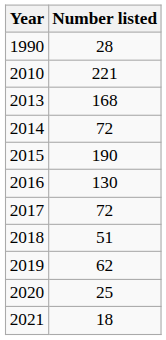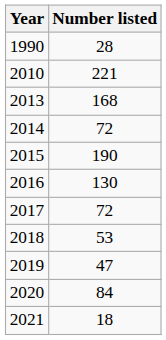(105, 238) 51 -> (105, 238) 53
(105, 265) 62 -> (105, 265) 47
(105, 292) 25 -> (105, 292) 84
